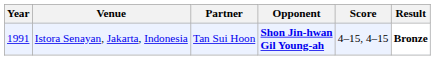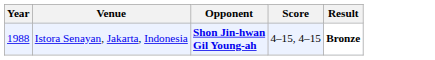- column: (224, 14)
(18, 39) 1991 -> (18, 39) 1988
